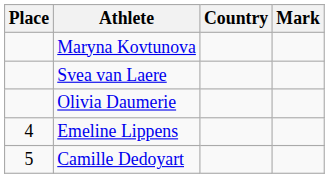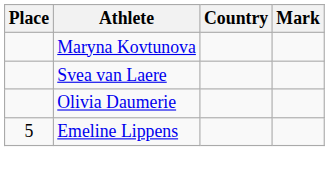(29, 131) 4 -> (29, 131) 5
- row: (121, 159)
